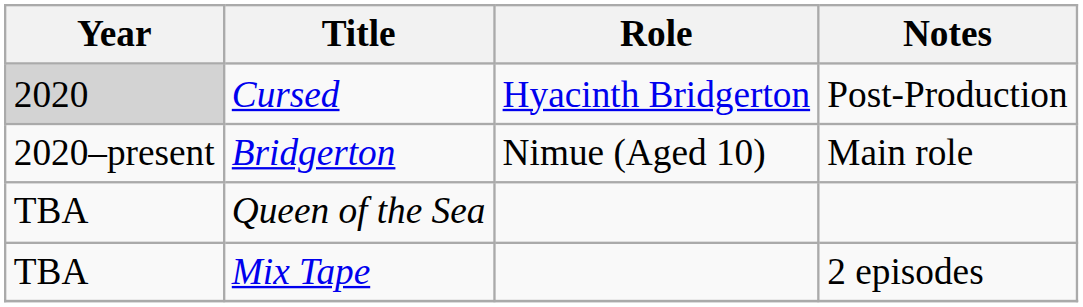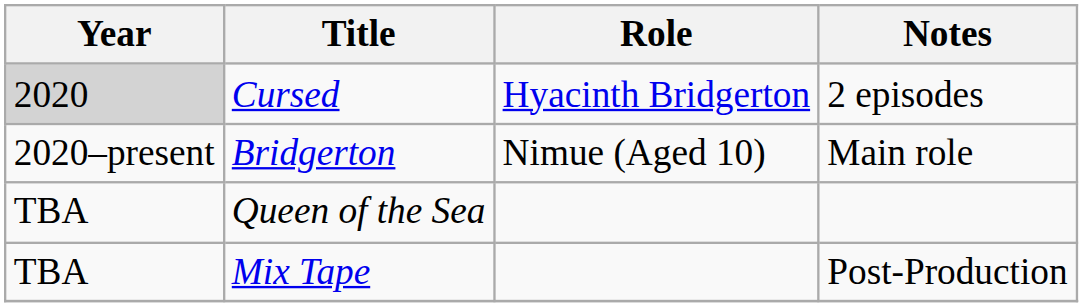(947, 93) Post-Production -> (905, 93) 2 episodes
(905, 270) 2 episodes -> (947, 270) Post-Production
